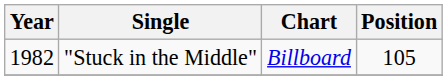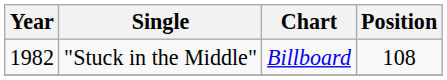(399, 57) 105 -> (399, 57) 108
